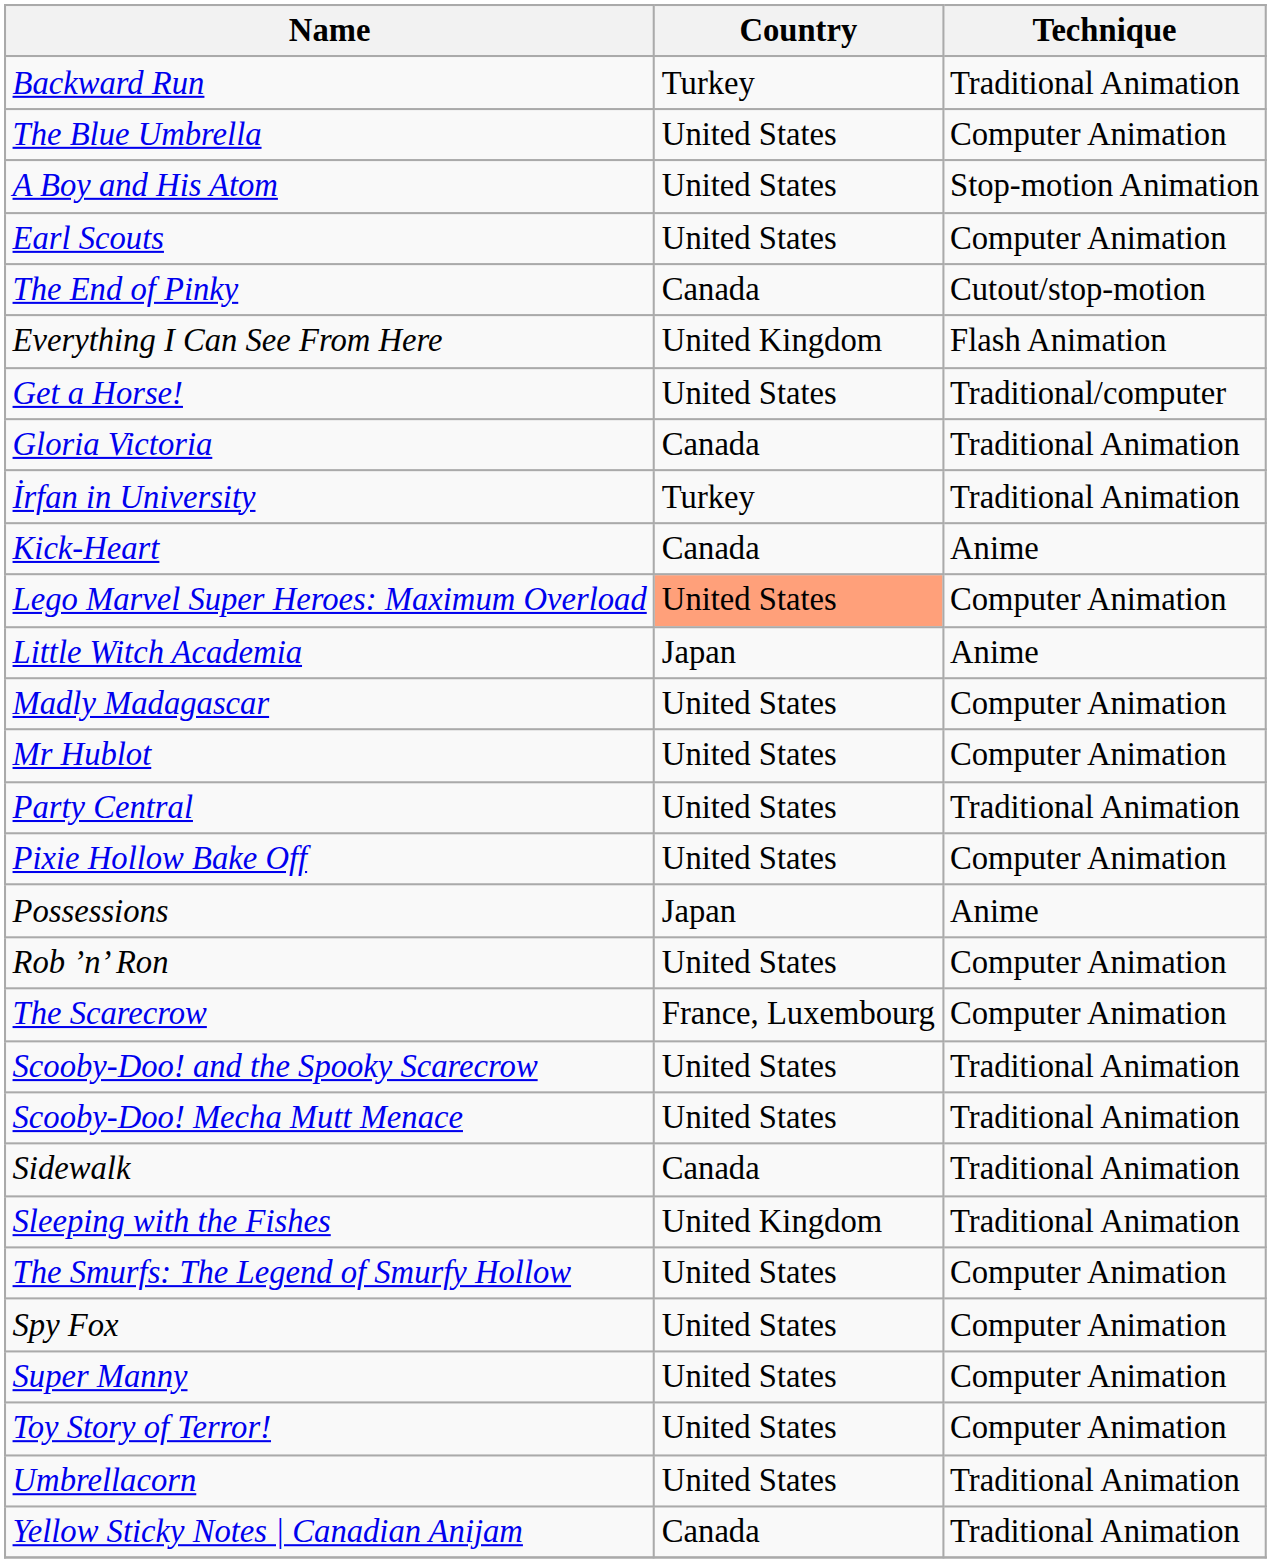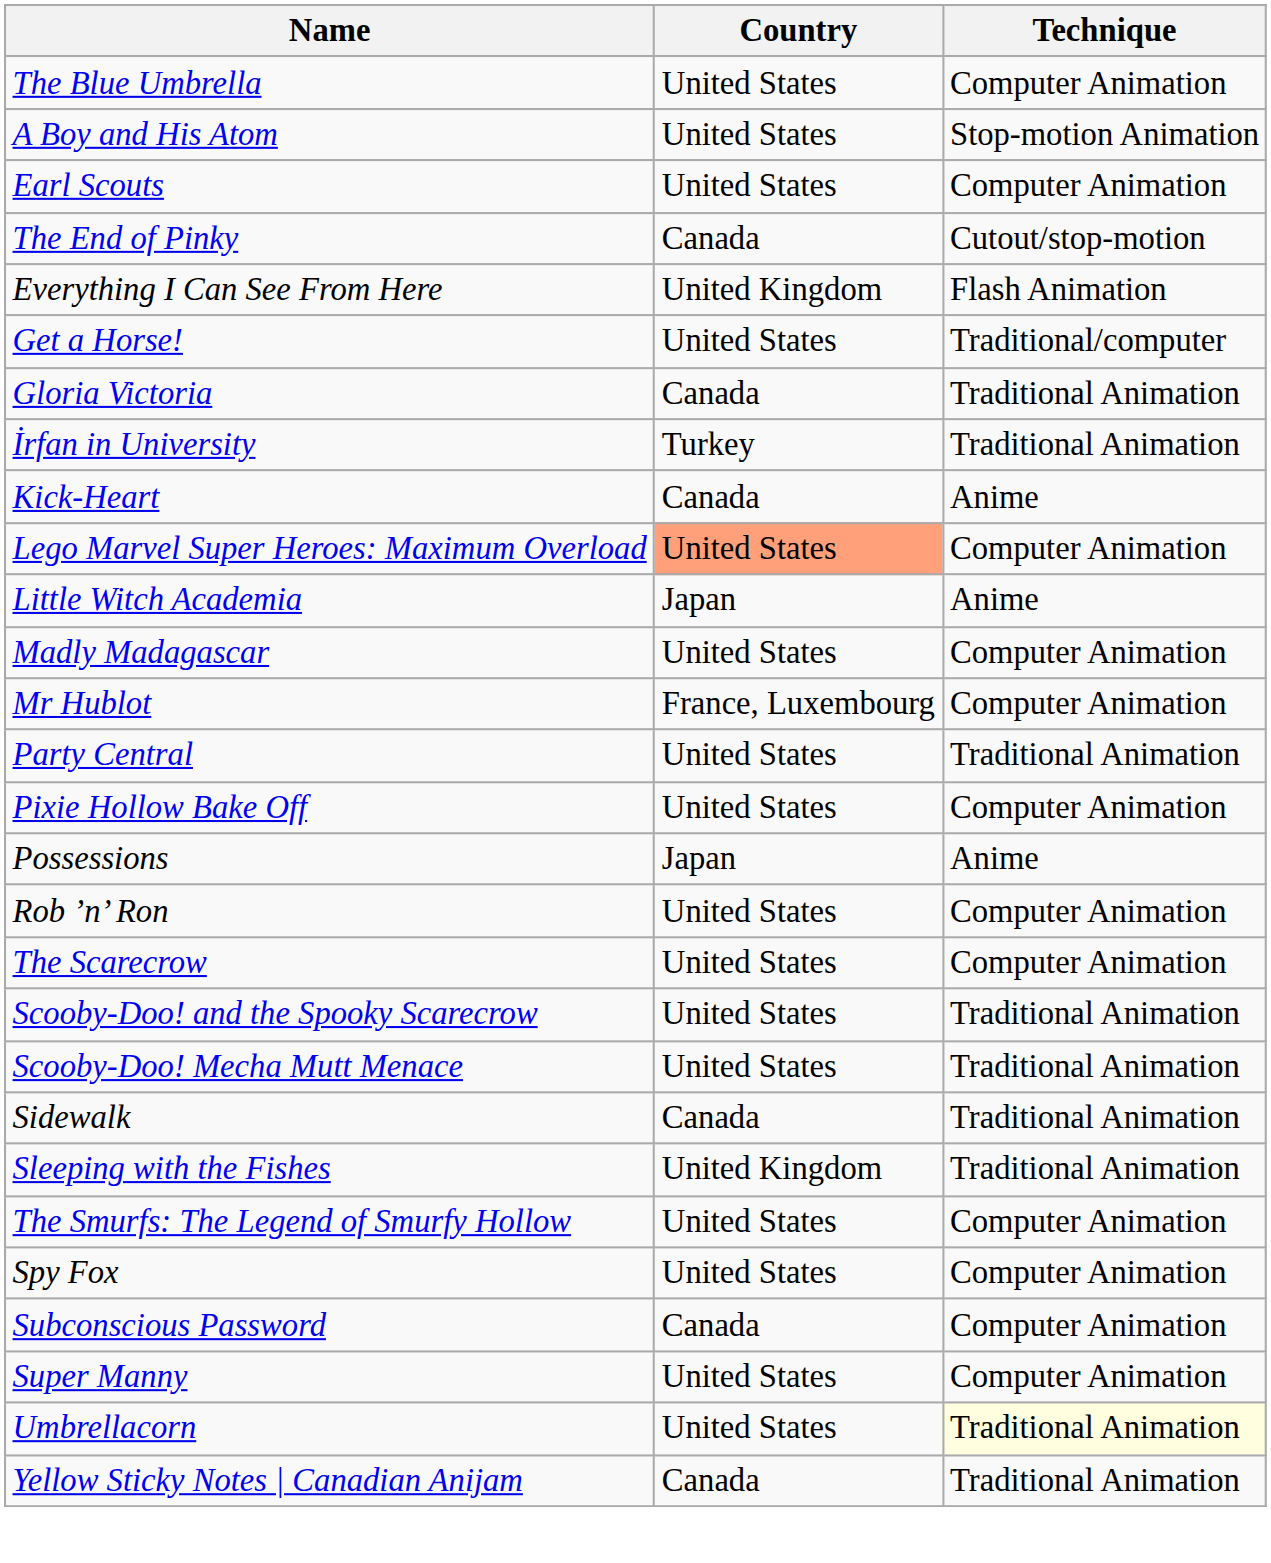- row: (108, 82)
(749, 755) United States -> (798, 703) France, Luxembourg
(798, 1013) France, Luxembourg -> (749, 962) United States
+ row: (169, 1324)
- row: (142, 1428)
(1095, 1479) no background -> (1095, 1428) lightyellow background
